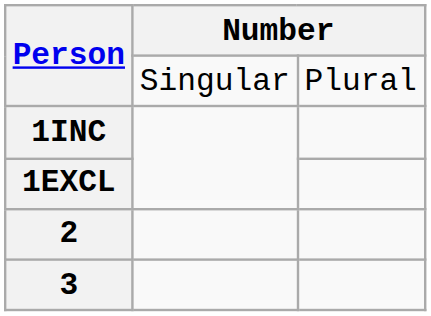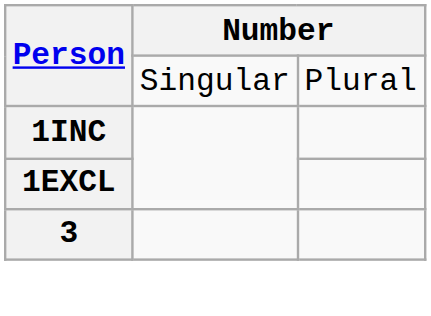- row: (69, 234)
